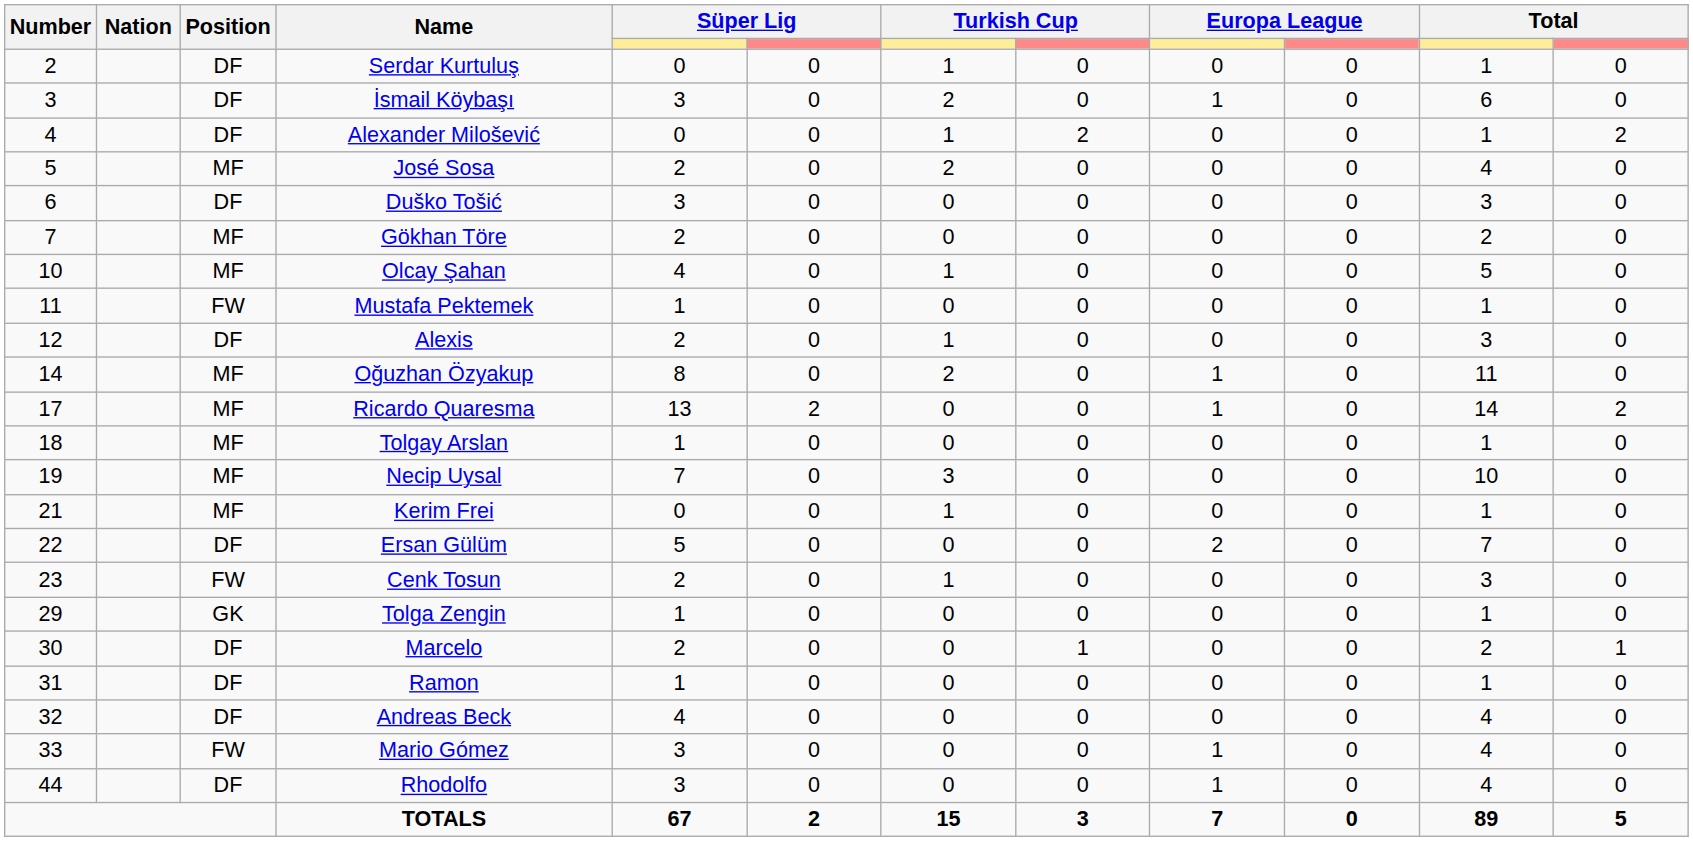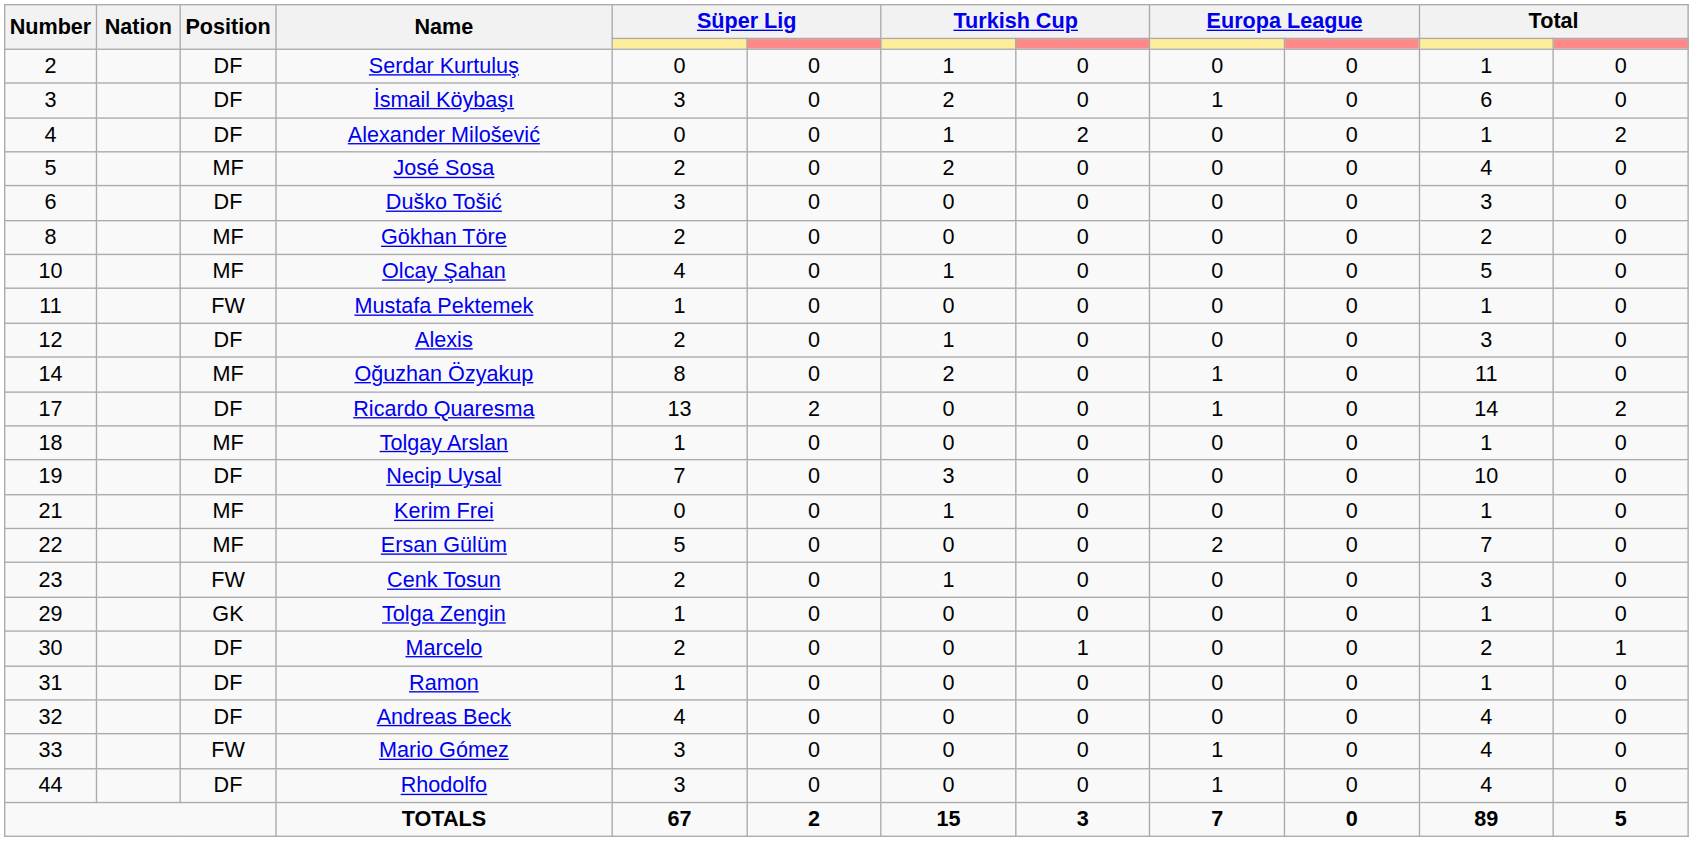(50, 237) 7 -> (50, 237) 8
(228, 408) MF -> (228, 408) DF
(228, 476) MF -> (228, 476) DF
(228, 545) DF -> (228, 545) MF
